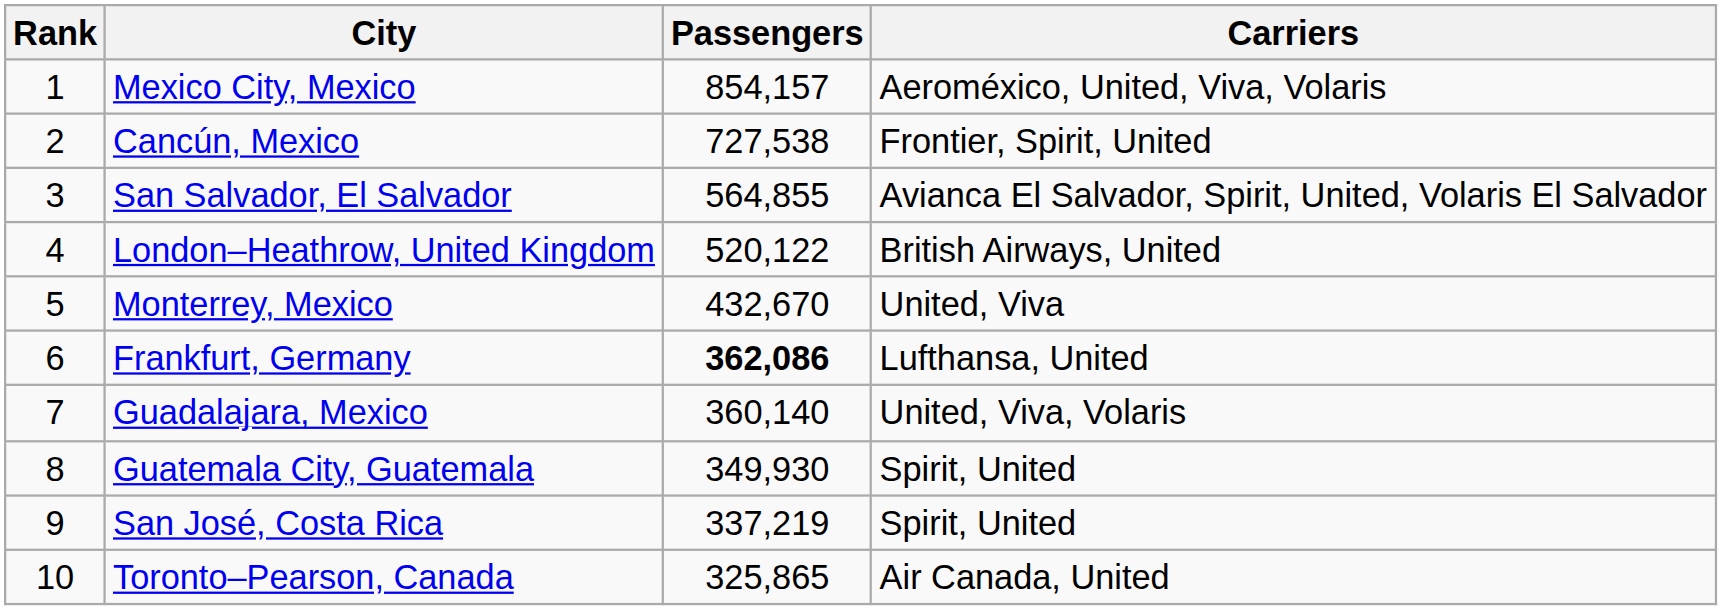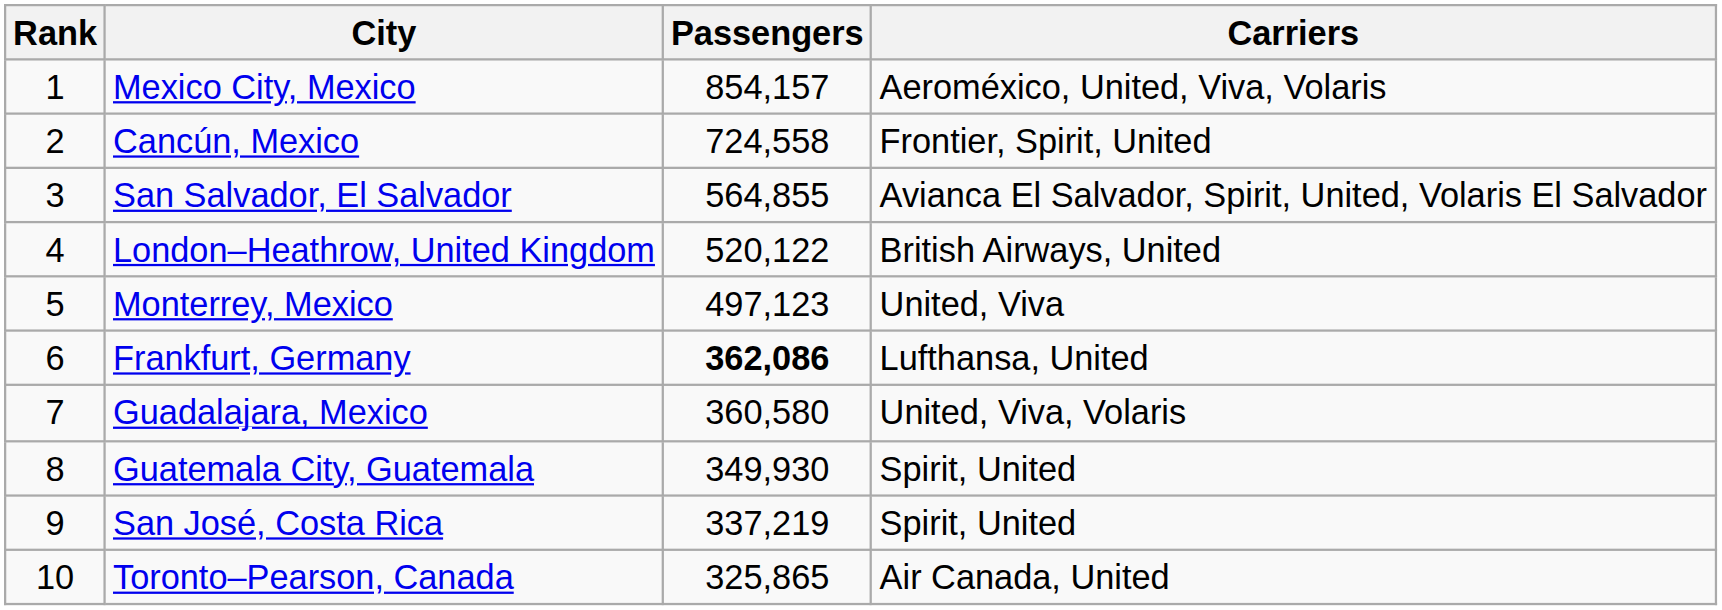(767, 141) 727,538 -> (767, 141) 724,558
(767, 304) 432,670 -> (767, 304) 497,123
(767, 413) 360,140 -> (767, 413) 360,580
